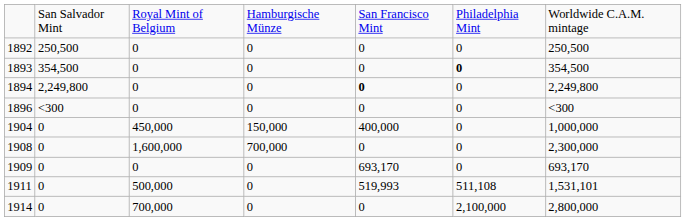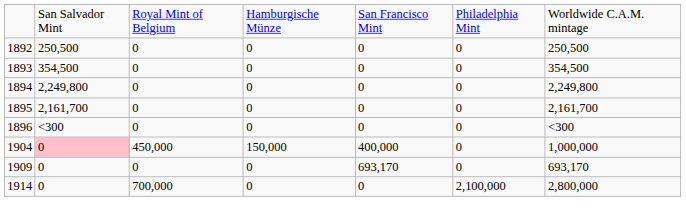(459, 68) bold -> (459, 68) normal
(362, 87) bold -> (361, 87) normal
+ row: (20, 107)
(41, 127) no background -> (41, 147) pink background
- row: (20, 147)
- row: (20, 186)
